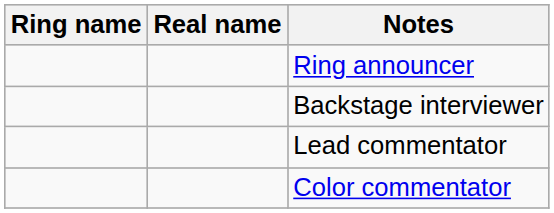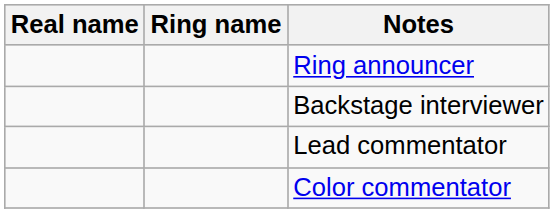columns swapped: (76, 24) <-> (217, 24)
